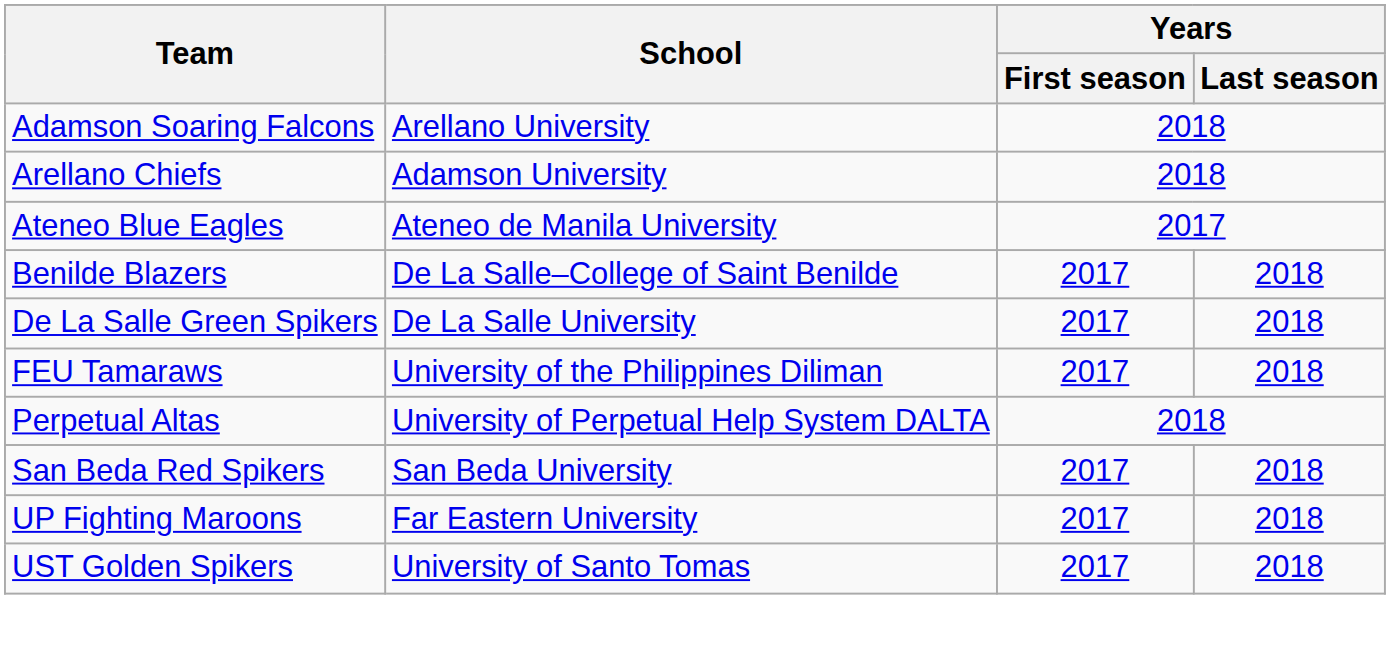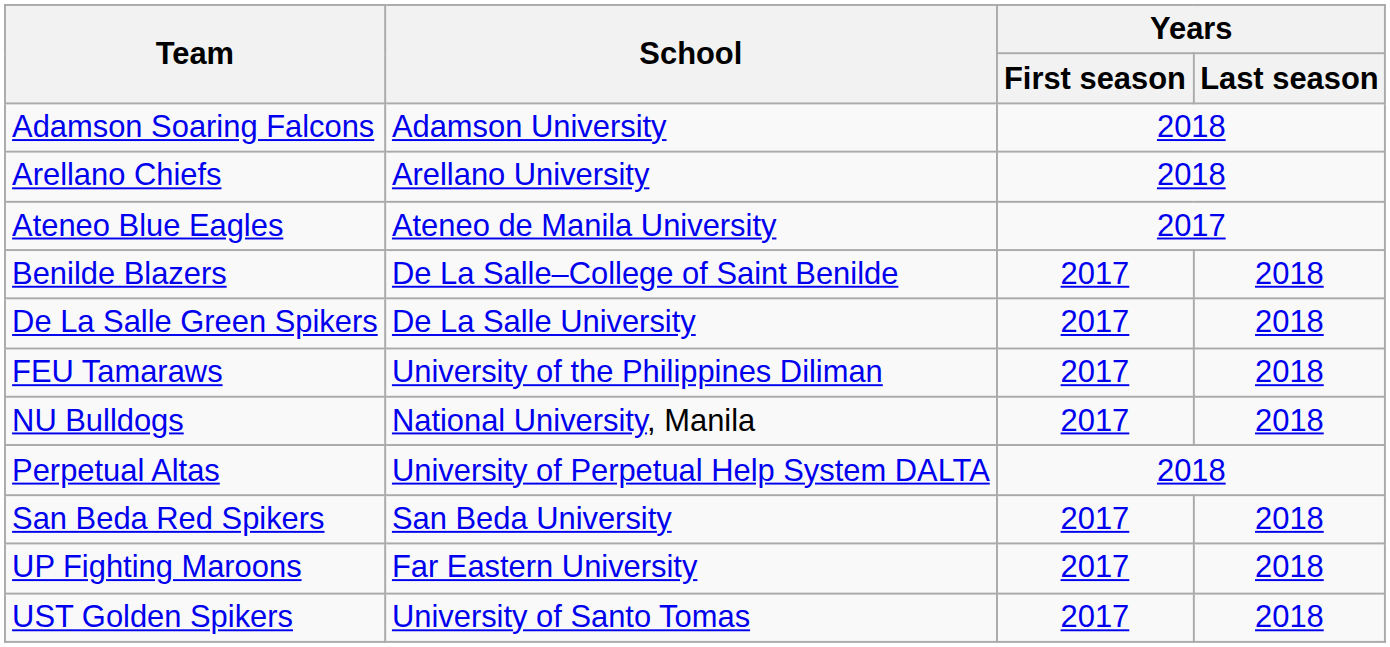(521, 126) Arellano University -> (529, 126) Adamson University
(529, 175) Adamson University -> (521, 175) Arellano University
+ row: (98, 420)
